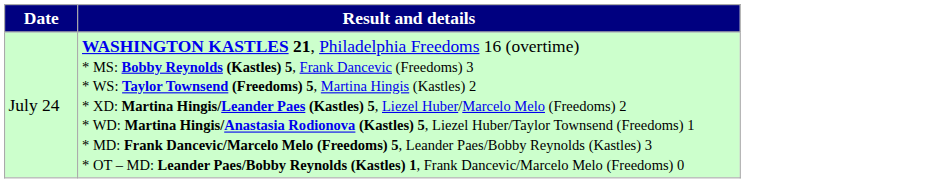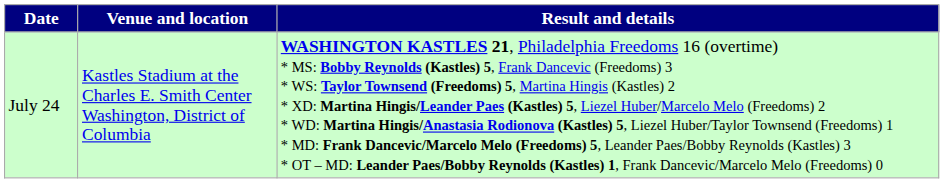+ column: (177, 18)
